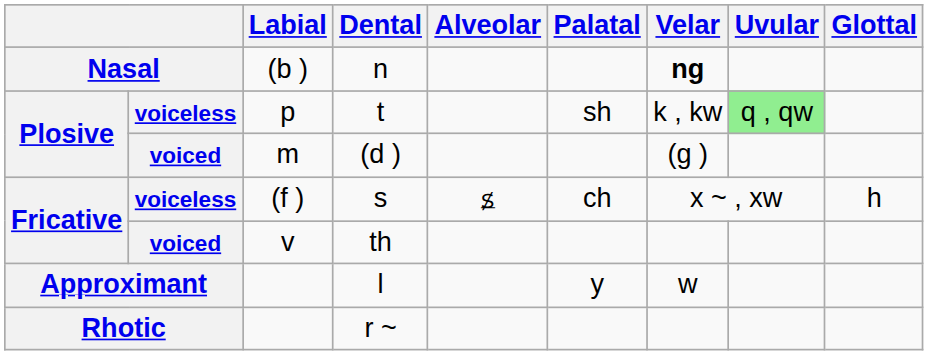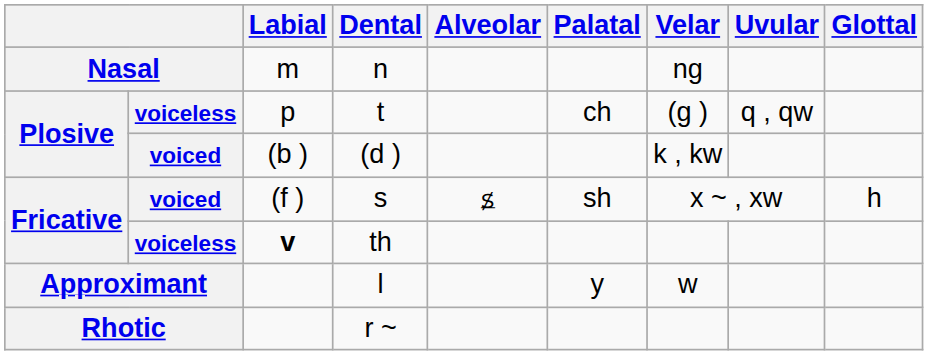(288, 68) (b ) -> (288, 68) m
(688, 68) bold -> (688, 68) normal
(597, 111) sh -> (597, 111) ch
(688, 111) k , kw -> (688, 111) (g )
(777, 111) lightgreen background -> (777, 111) no background
(288, 154) m -> (288, 154) (b )
(688, 154) (g ) -> (688, 154) k , kw
(185, 200) voiceless -> (185, 200) voiced
(597, 198) ch -> (597, 198) sh
(185, 243) voiced -> (185, 243) voiceless
(288, 242) normal -> (288, 242) bold
